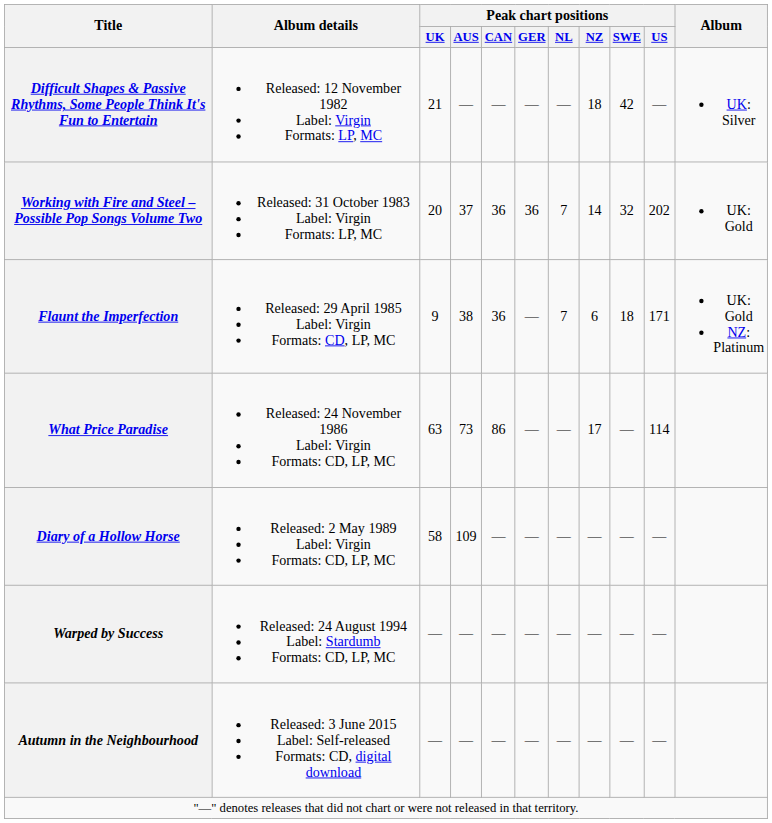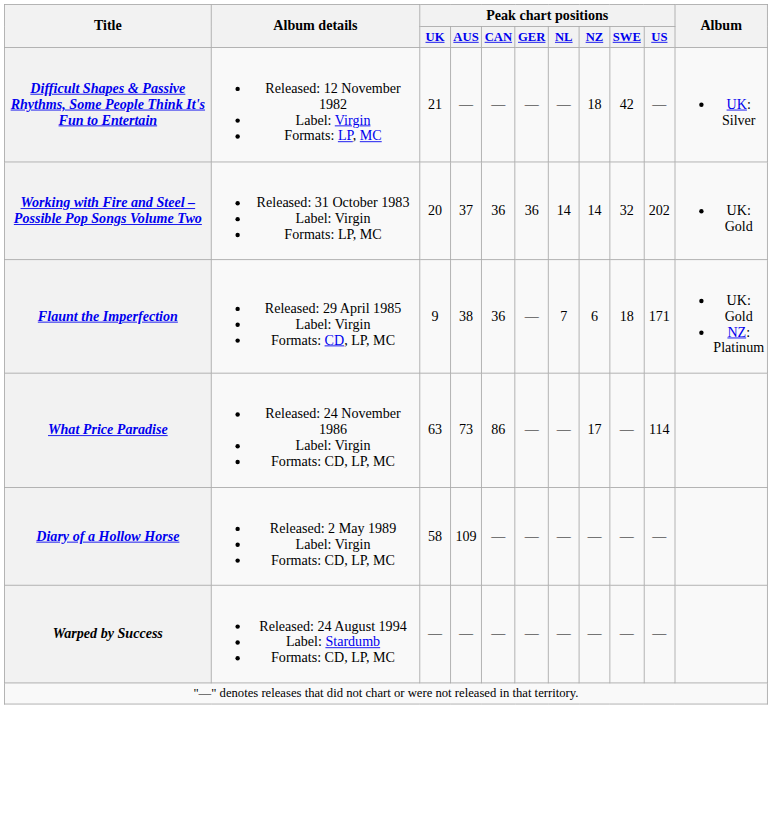(564, 210) 7 -> (564, 210) 14
- row: (108, 740)
